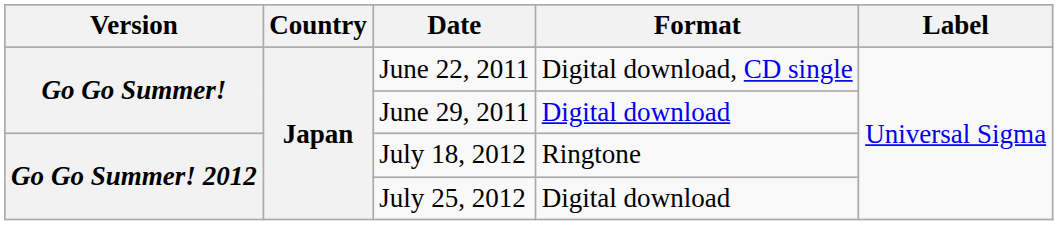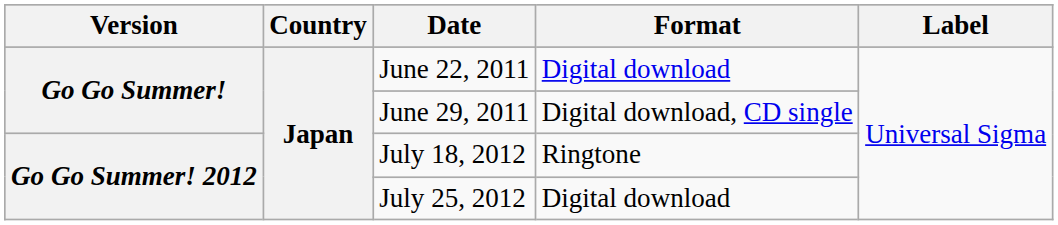(697, 68) Digital download, CD single -> (636, 68) Digital download
(636, 111) Digital download -> (697, 111) Digital download, CD single
